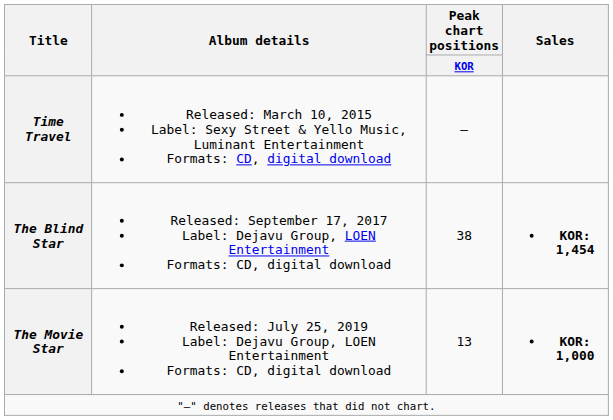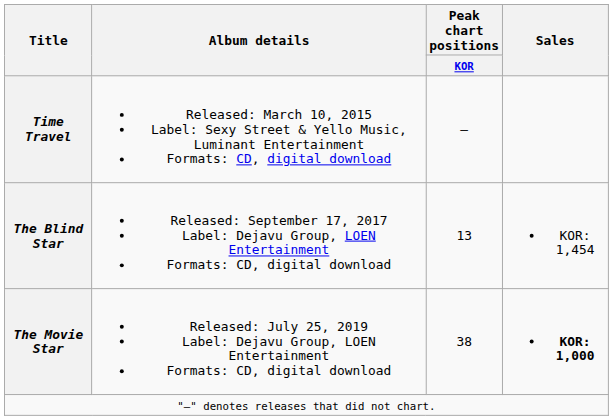(464, 235) 38 -> (464, 235) 13
(555, 243) bold -> (555, 243) normal
(464, 341) 13 -> (464, 341) 38
